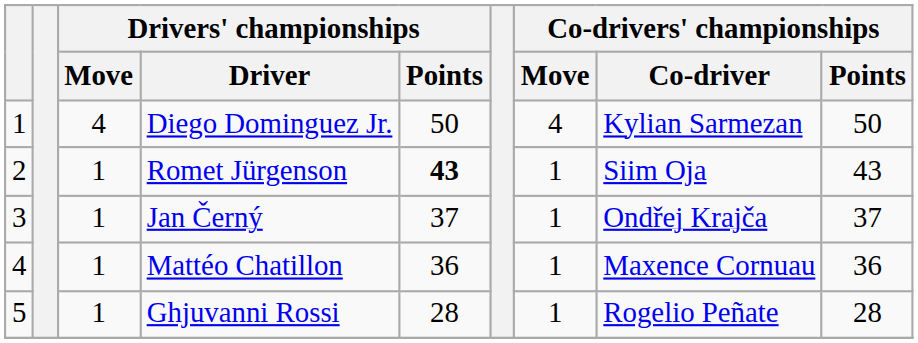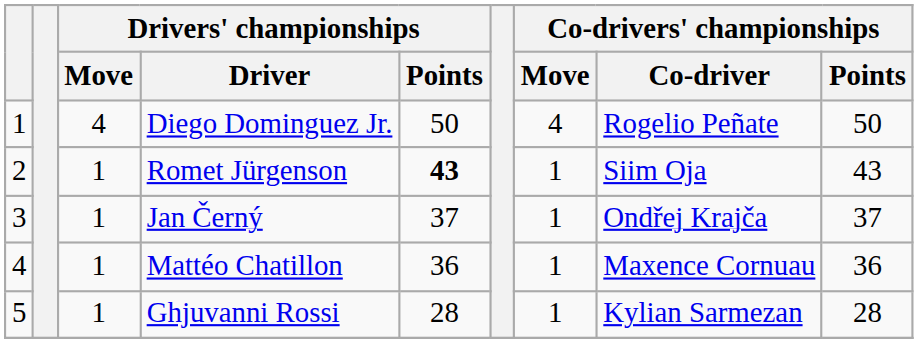(703, 123) Kylian Sarmezan -> (691, 123) Rogelio Peñate
(691, 313) Rogelio Peñate -> (703, 313) Kylian Sarmezan
